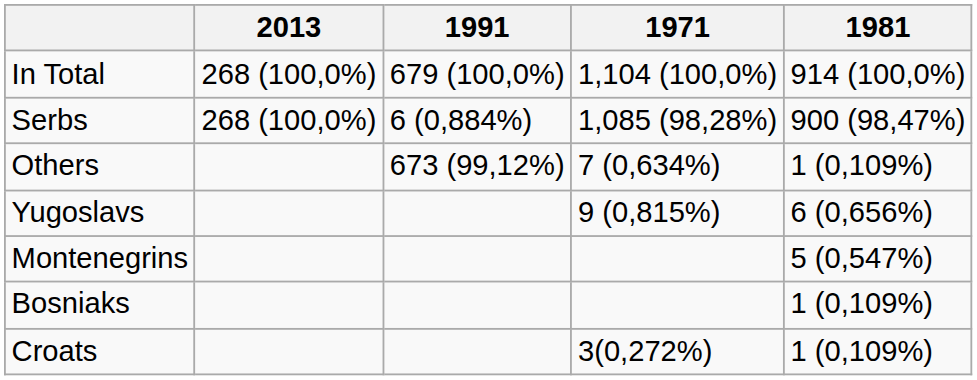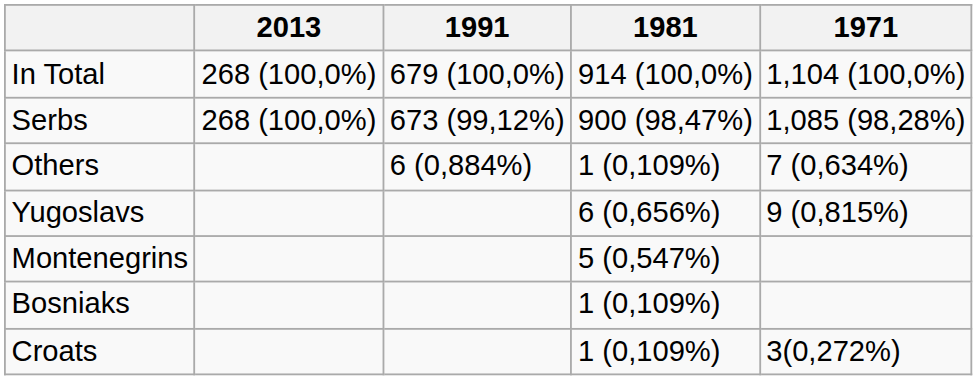columns swapped: (878, 27) <-> (678, 27)
(461, 119) 6 (0,884%) -> (477, 119) 673 (99,12%)
(477, 166) 673 (99,12%) -> (461, 166) 6 (0,884%)
